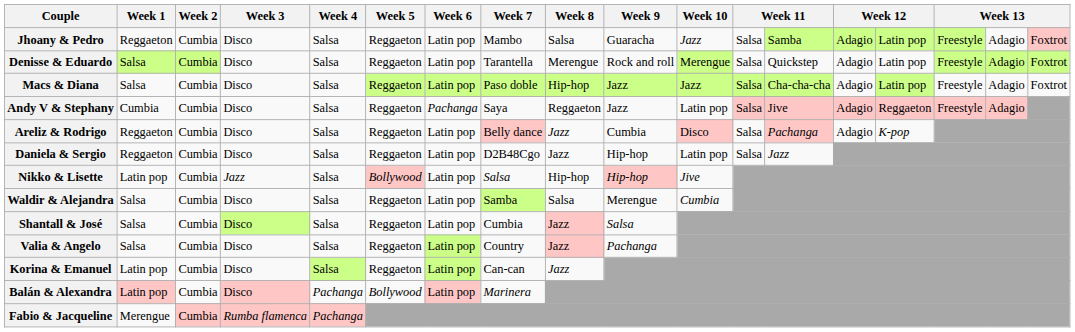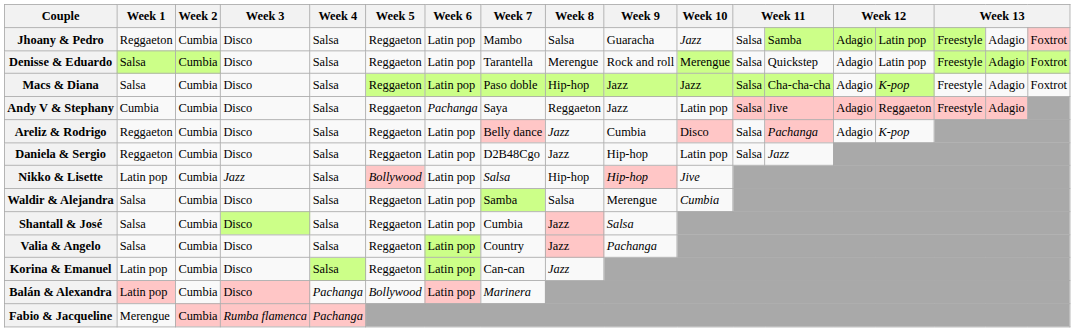(902, 85) Latin pop -> (894, 85) K-pop
